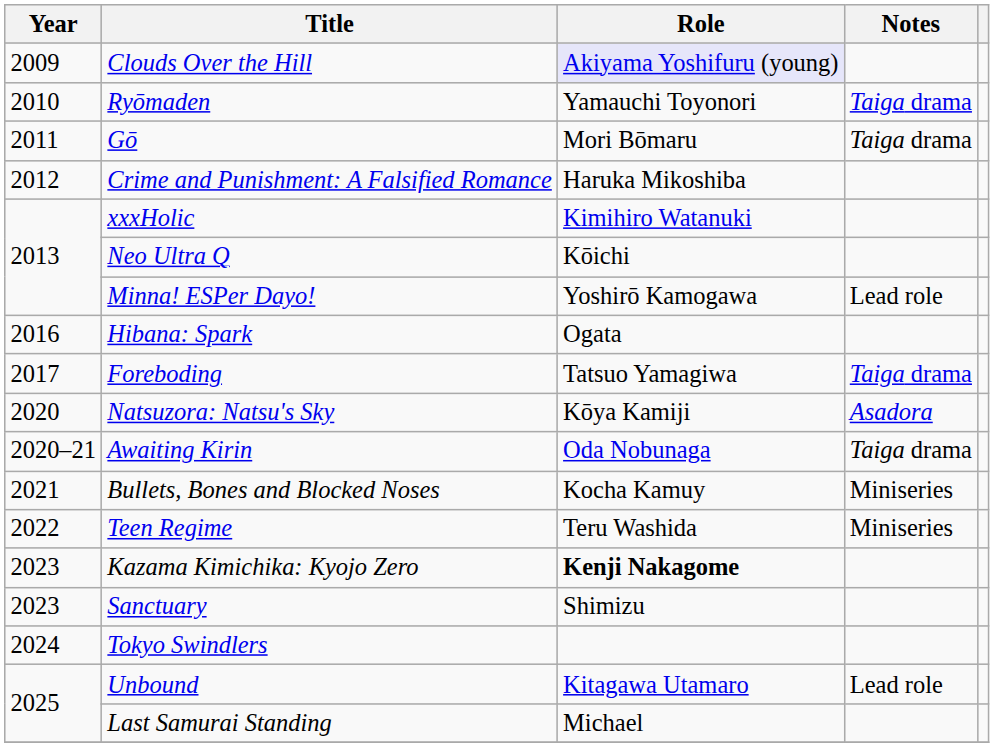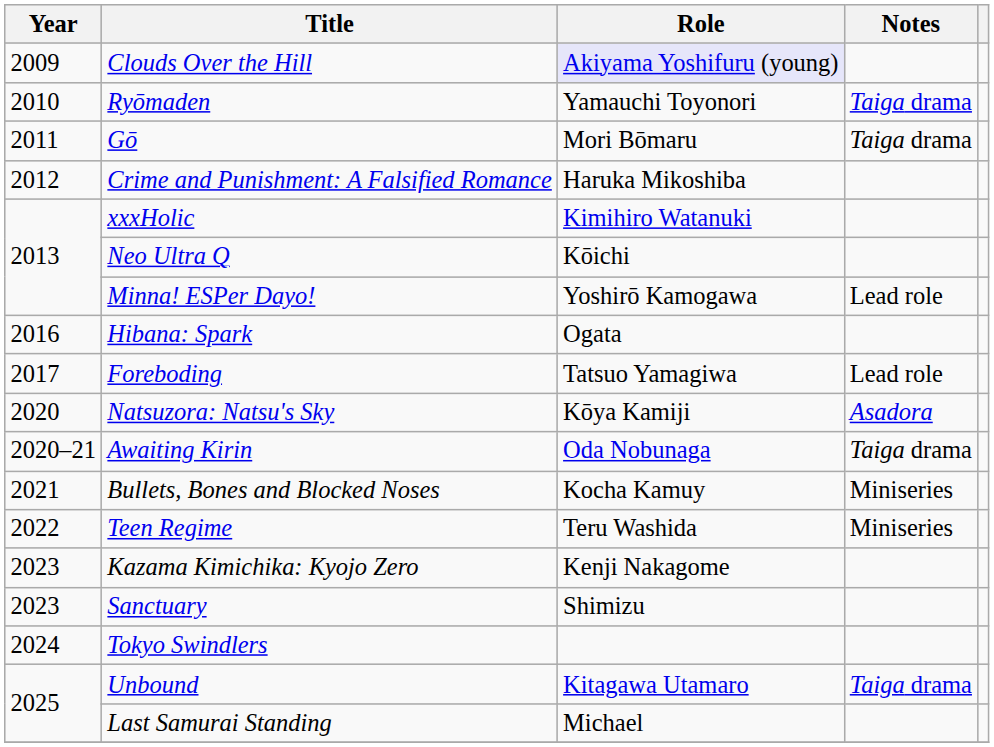(911, 373) Taiga drama -> (896, 373) Lead role
(651, 567) bold -> (646, 567) normal
(896, 683) Lead role -> (911, 683) Taiga drama
